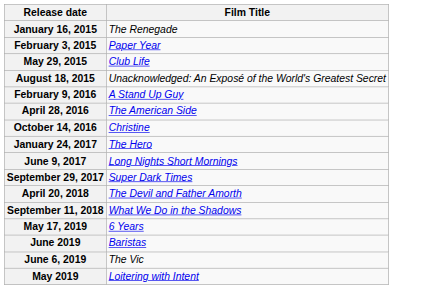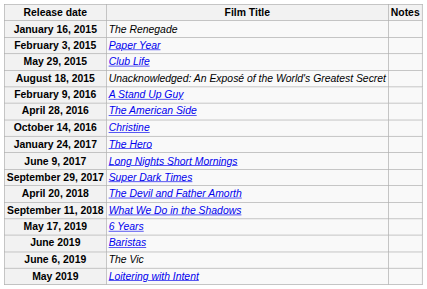+ column: (405, 12)
